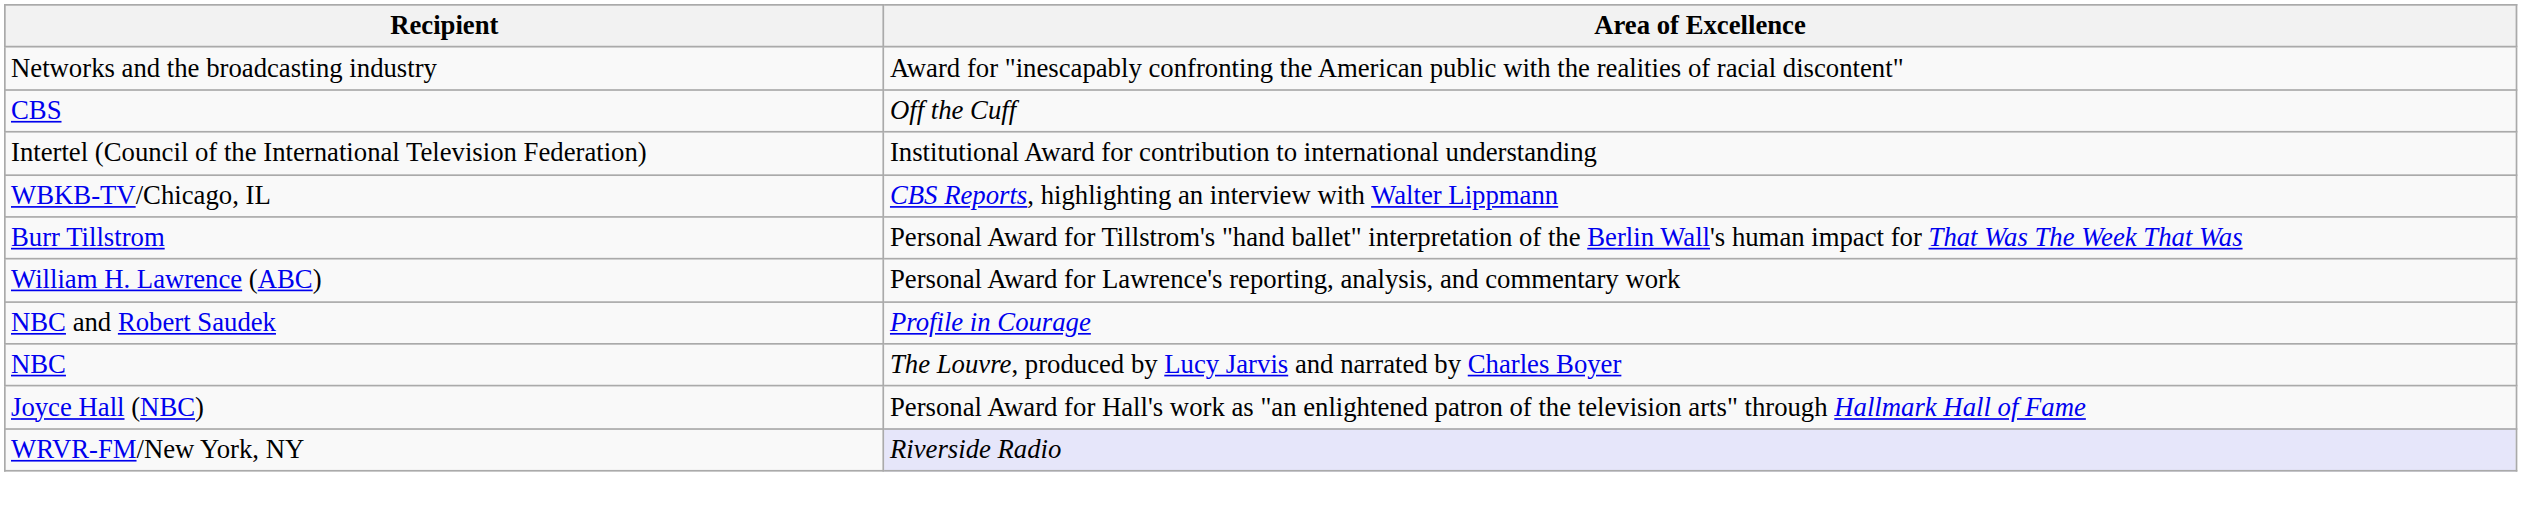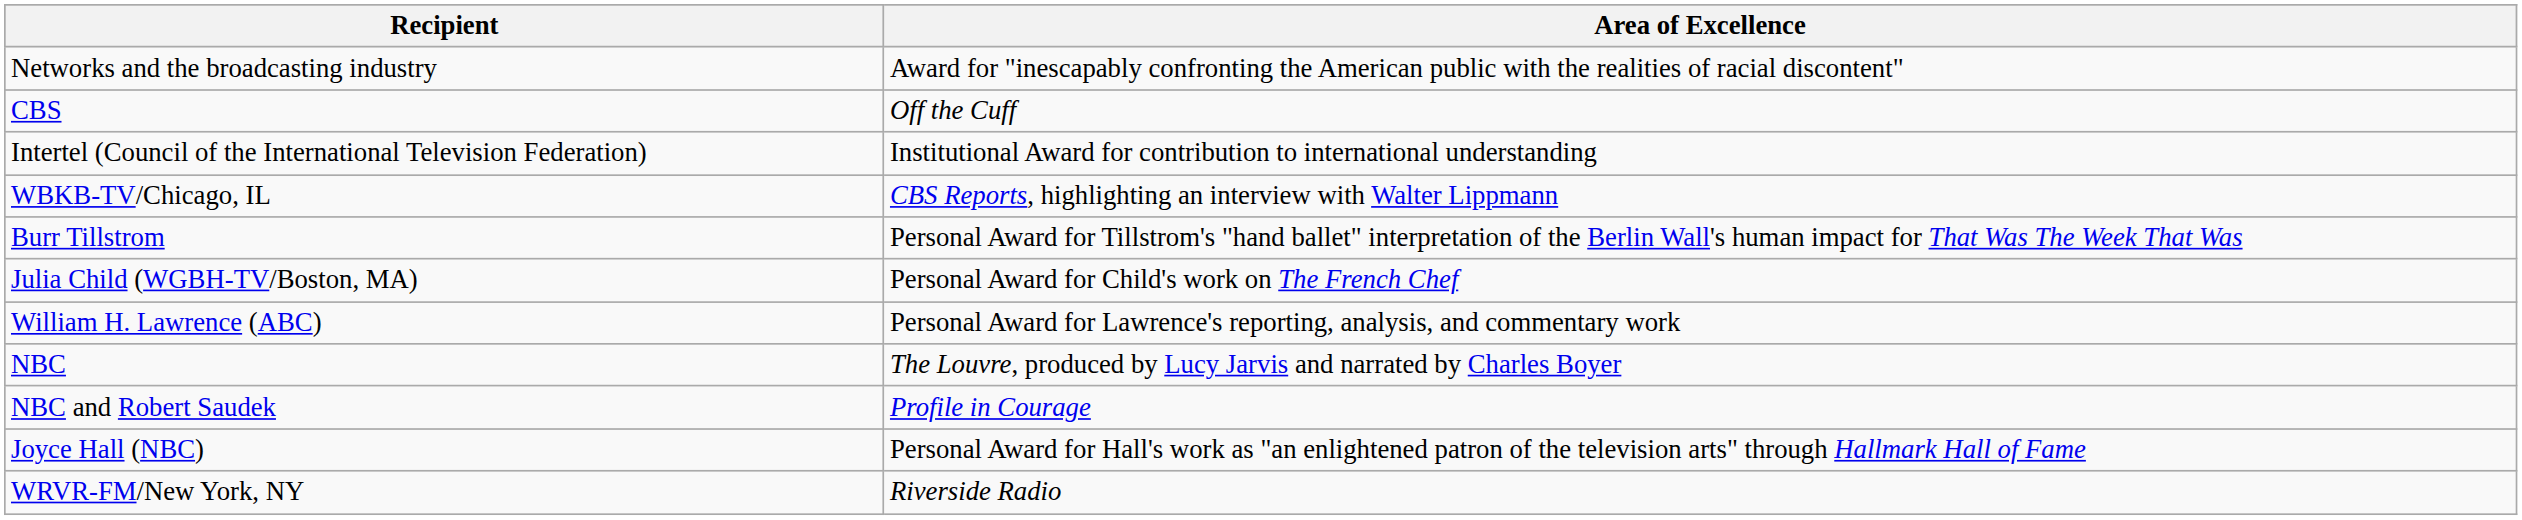+ row: (214, 279)
rows swapped: (38, 364) <-> (143, 322)
(976, 449) lavender background -> (976, 491) no background
